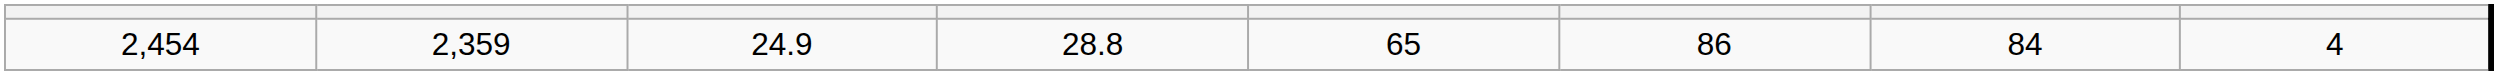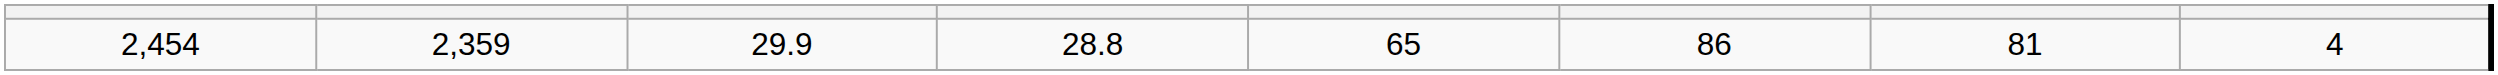(782, 44) 24.9 -> (782, 44) 29.9
(2025, 44) 84 -> (2025, 44) 81
